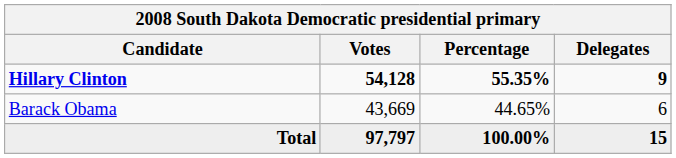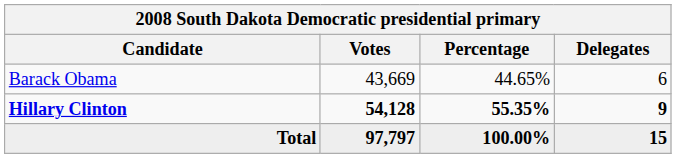rows swapped: (68, 79) <-> (63, 109)
